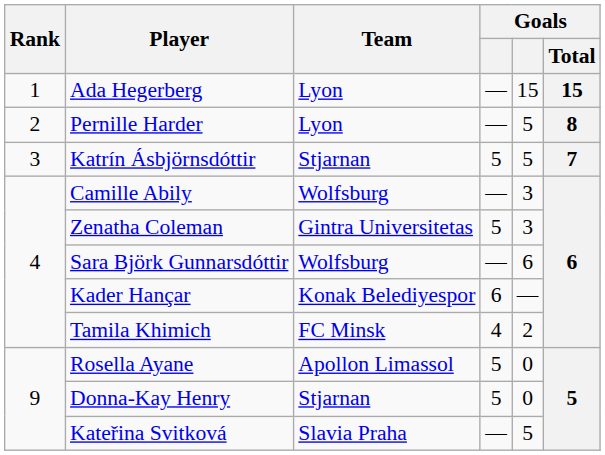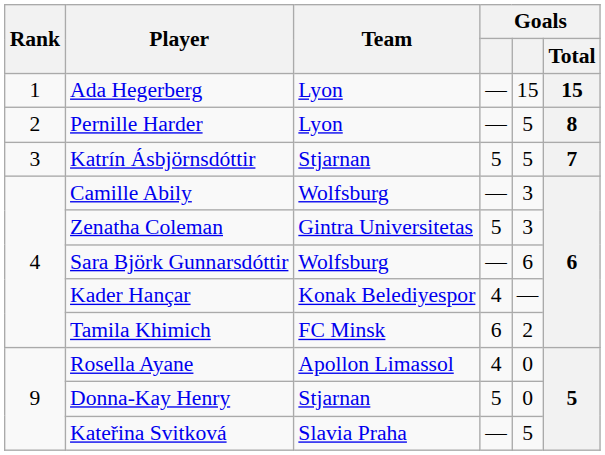(496, 295) 6 -> (496, 295) 4
(496, 329) 4 -> (496, 329) 6
(496, 364) 5 -> (496, 364) 4
